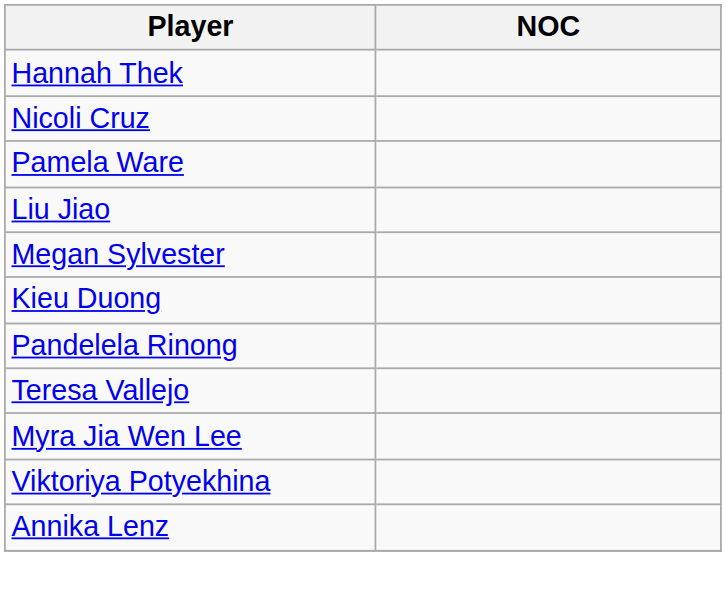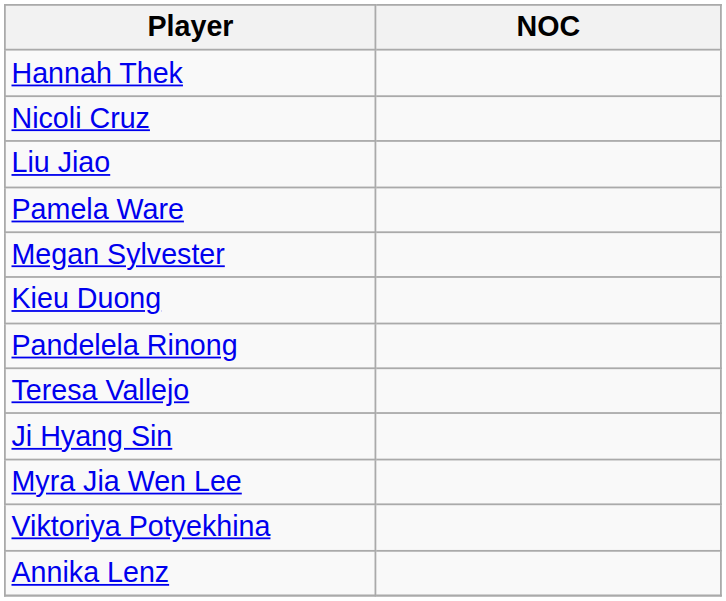rows swapped: (98, 163) <-> (61, 208)
+ row: (92, 436)
